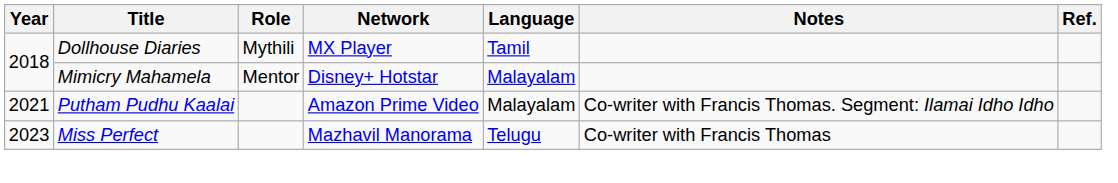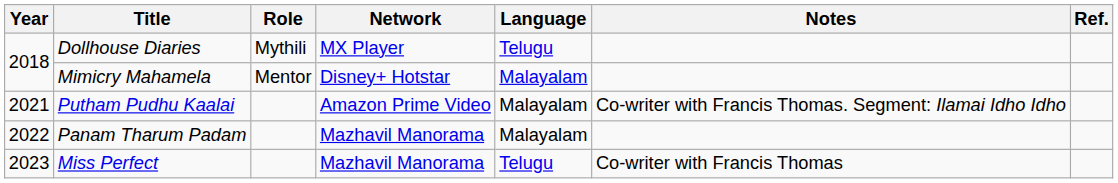(508, 47) Tamil -> (526, 47) Telugu
+ row: (152, 134)
